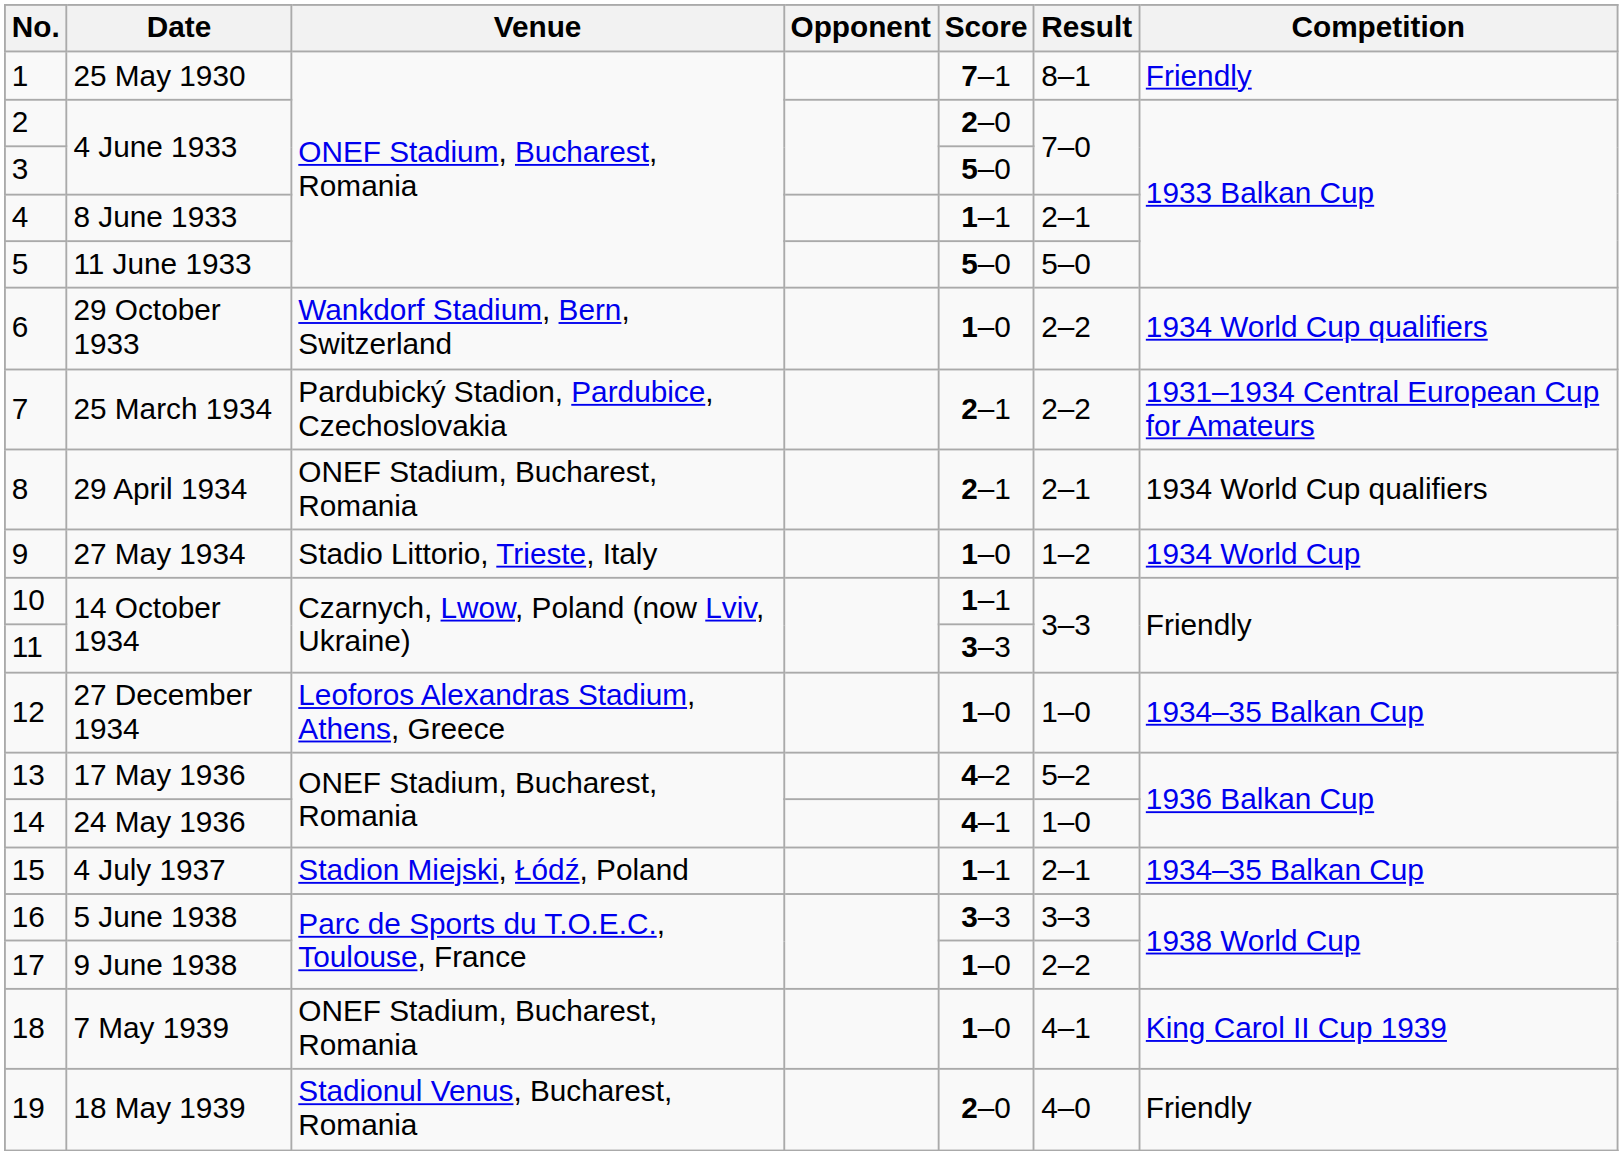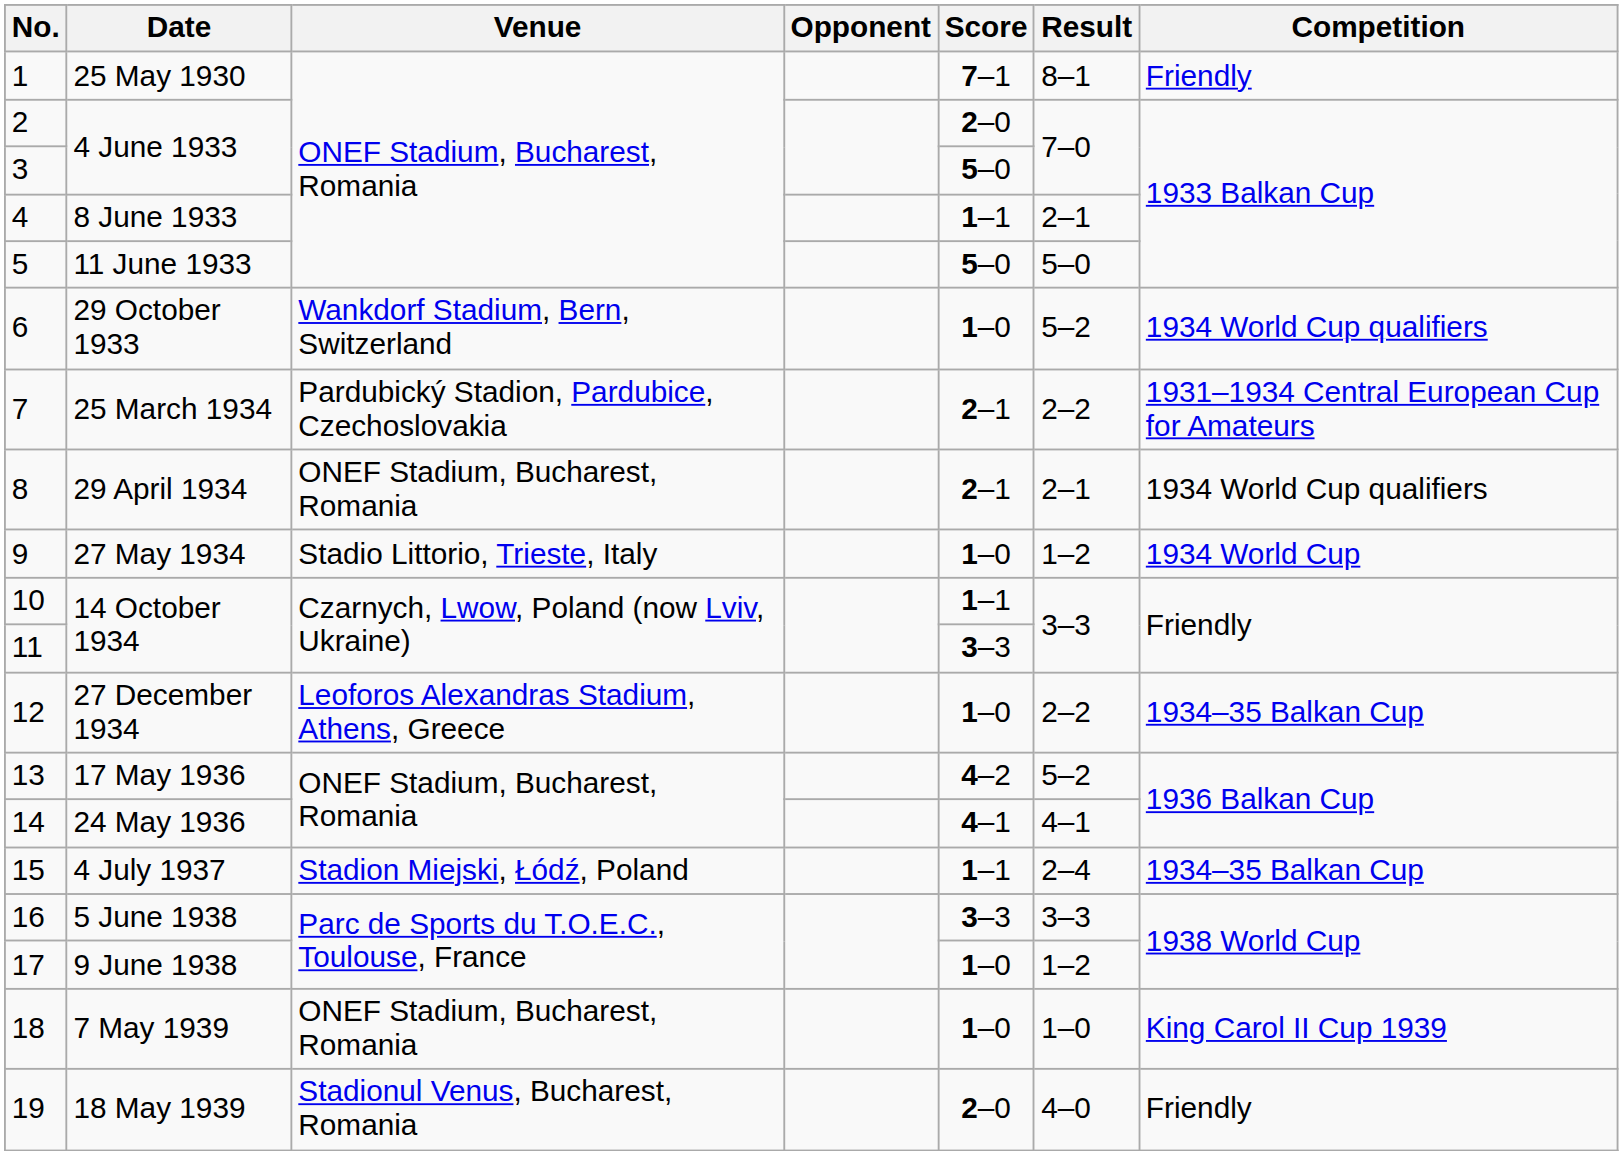(1066, 328) 2–2 -> (1066, 328) 5–2
(1066, 711) 1–0 -> (1066, 711) 2–2
(1066, 822) 1–0 -> (1066, 822) 4–1
(1066, 869) 2–1 -> (1066, 869) 2–4
(1066, 964) 2–2 -> (1066, 964) 1–2
(1066, 1028) 4–1 -> (1066, 1028) 1–0
